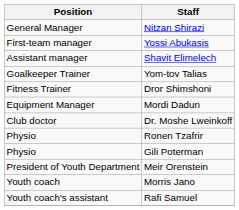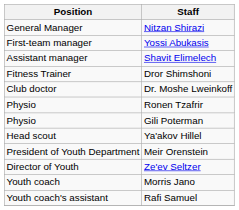- row: (175, 74)
- row: (172, 105)
+ row: (173, 136)
+ row: (172, 167)
